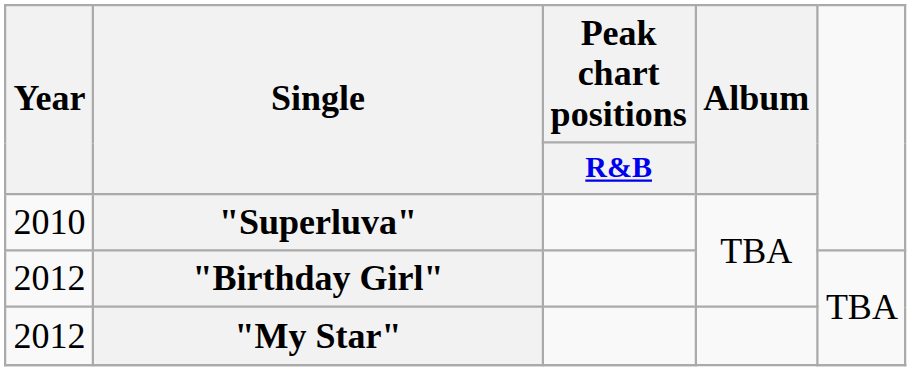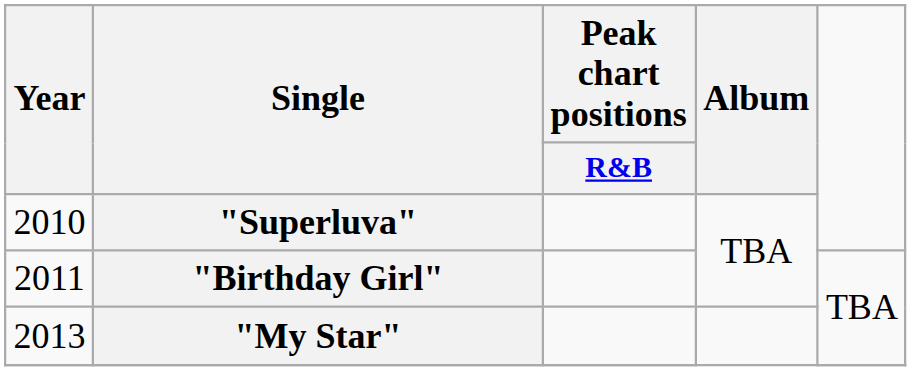(49, 278) 2012 -> (49, 278) 2011
(49, 335) 2012 -> (49, 335) 2013
